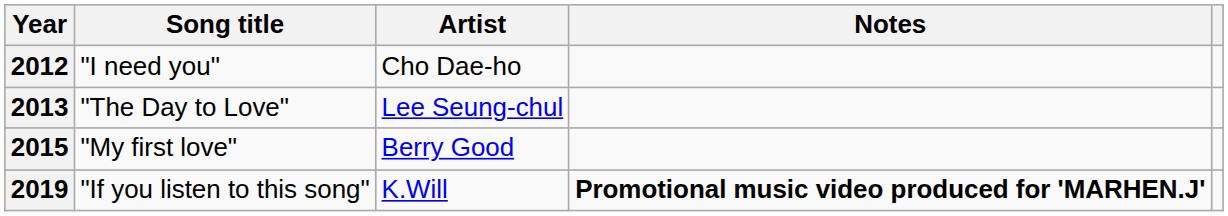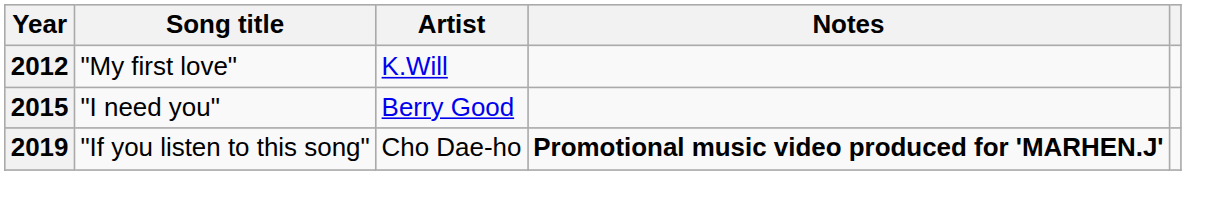(150, 66) "I need you" -> (159, 66) "My first love"
(451, 66) Cho Dae-ho -> (415, 66) K.Will
- row: (40, 107)
(159, 148) "My first love" -> (150, 107) "I need you"
(415, 189) K.Will -> (451, 148) Cho Dae-ho
